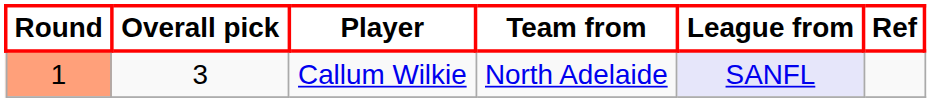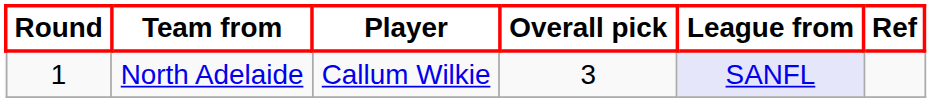columns swapped: (200, 28) <-> (576, 28)
(59, 74) lightsalmon background -> (59, 74) no background
